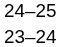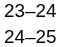rows swapped: (30, 36) <-> (30, 10)
